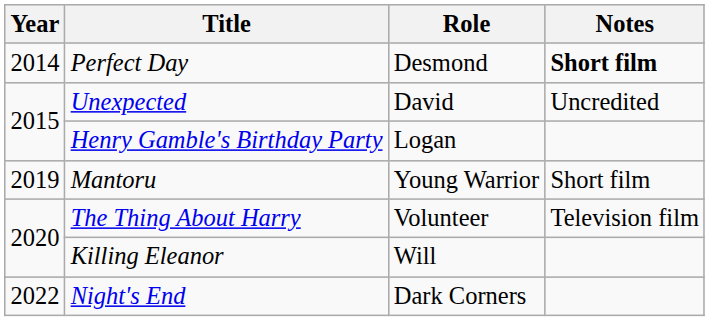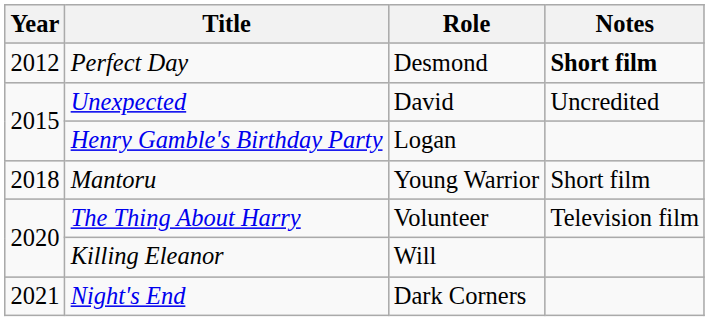(35, 62) 2014 -> (35, 62) 2012
(35, 179) 2019 -> (35, 179) 2018
(35, 295) 2022 -> (35, 295) 2021
